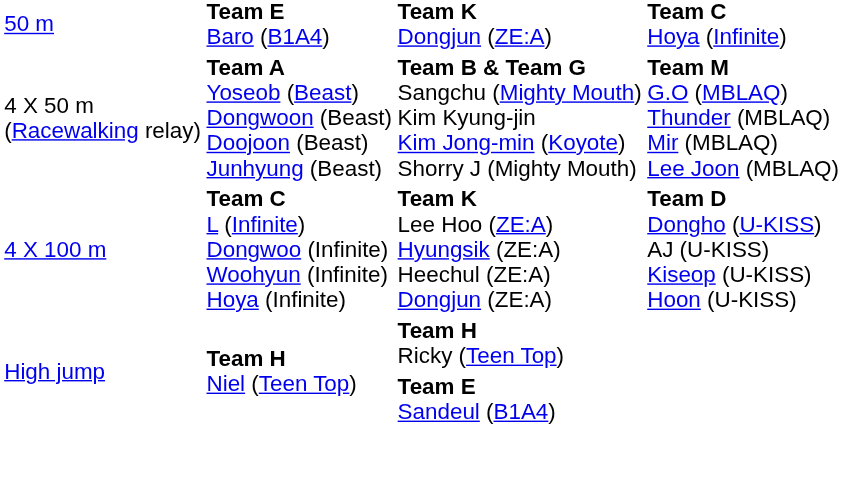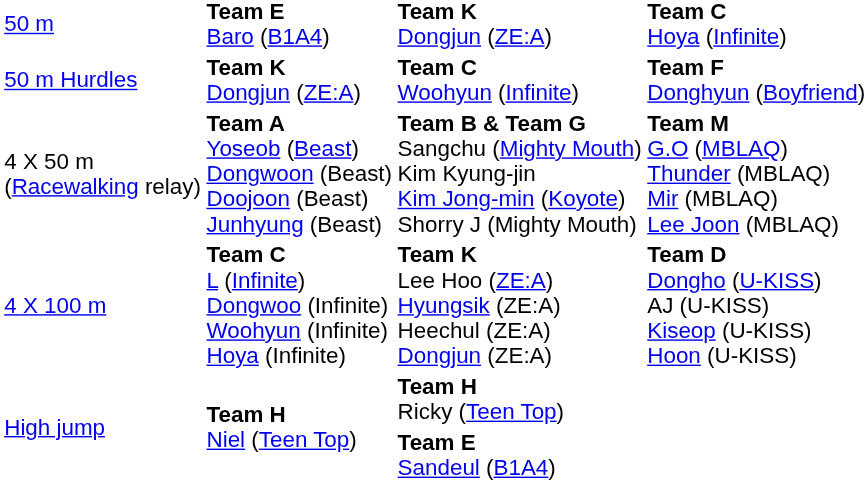+ row: (488, 80)
